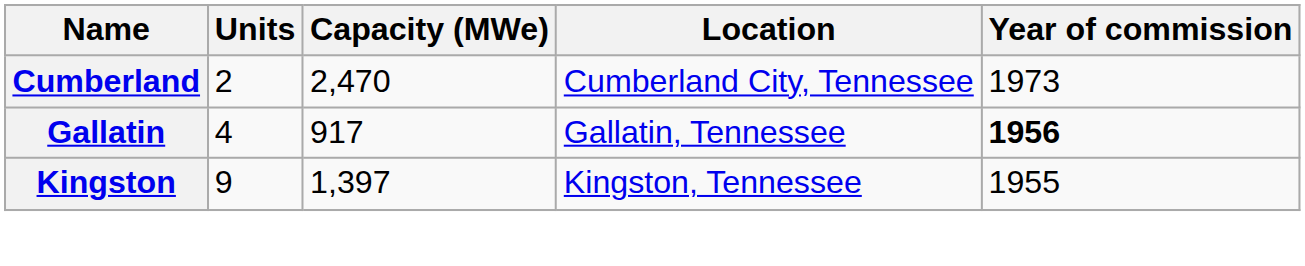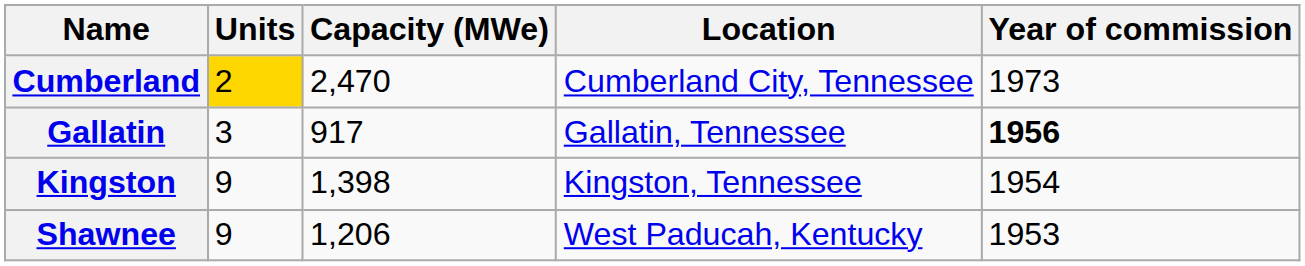(224, 81) no background -> (224, 81) gold background
(224, 132) 4 -> (224, 132) 3
(350, 183) 1,397 -> (350, 183) 1,398
(1024, 183) 1955 -> (1024, 183) 1954
+ row: (106, 234)
